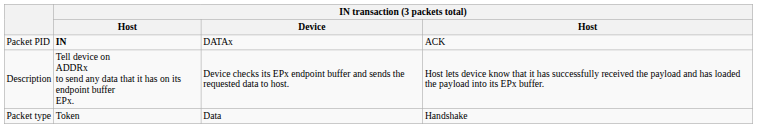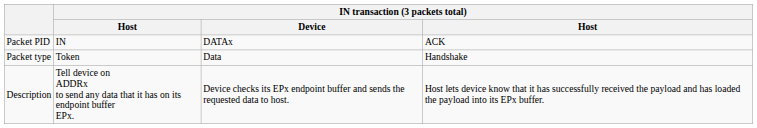(61, 42) bold -> (61, 42) normal
rows swapped: (29, 116) <-> (29, 79)
